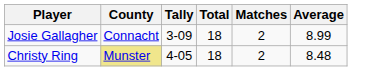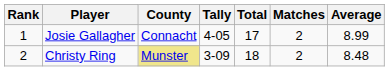+ column: (23, 14)
(179, 35) 3-09 -> (217, 35) 4-05
(214, 35) 18 -> (252, 35) 17
(179, 55) 4-05 -> (217, 55) 3-09
